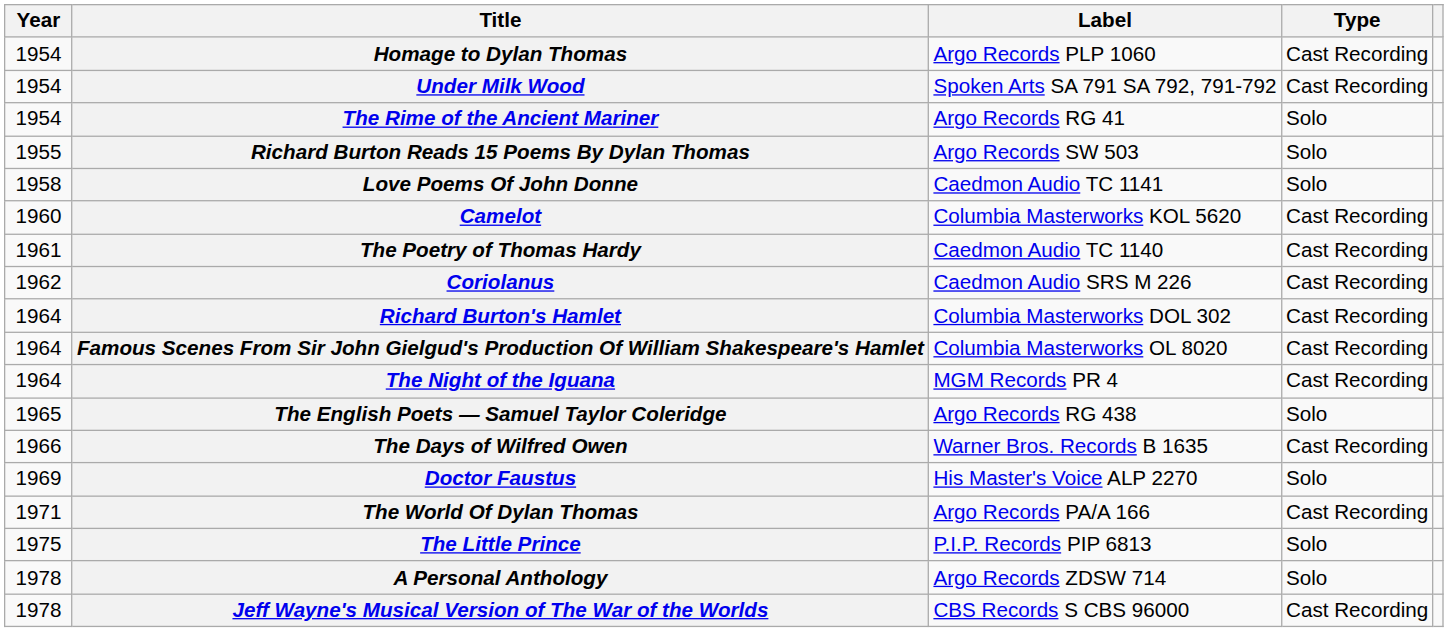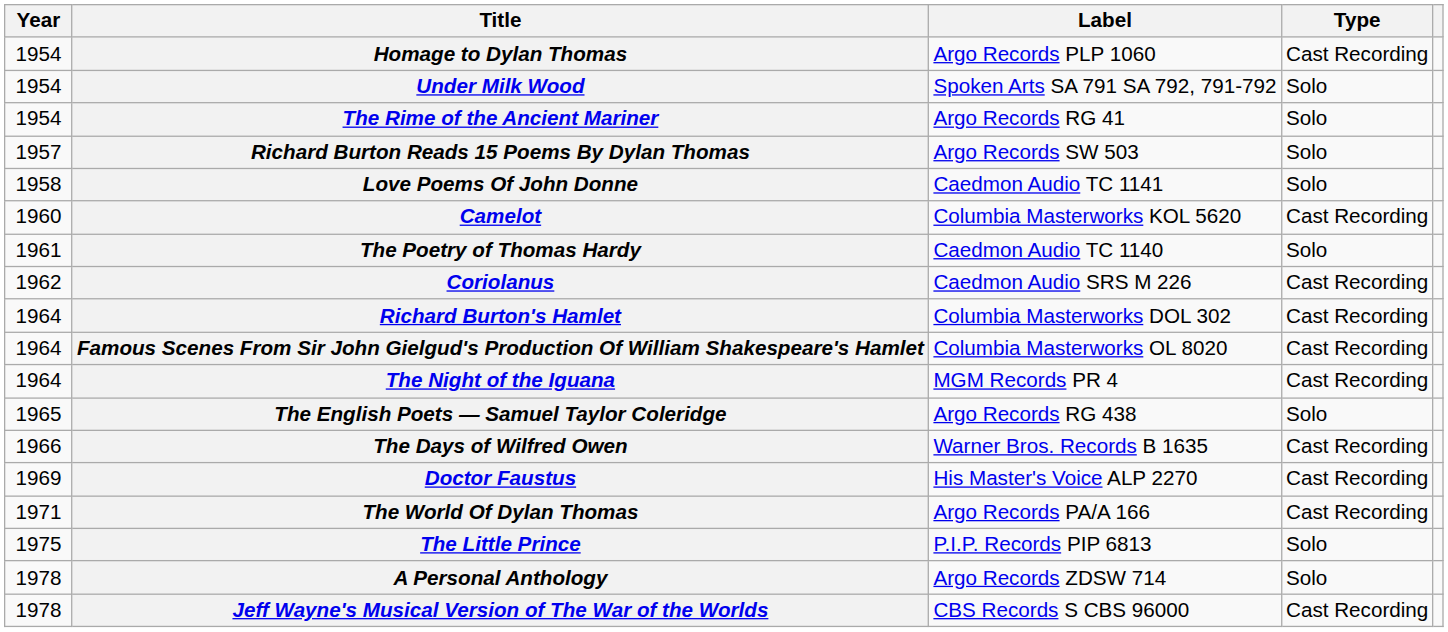(1357, 86) Cast Recording -> (1307, 86) Solo
(38, 151) 1955 -> (38, 151) 1957
(1357, 250) Cast Recording -> (1307, 250) Solo
(1307, 479) Solo -> (1357, 479) Cast Recording
